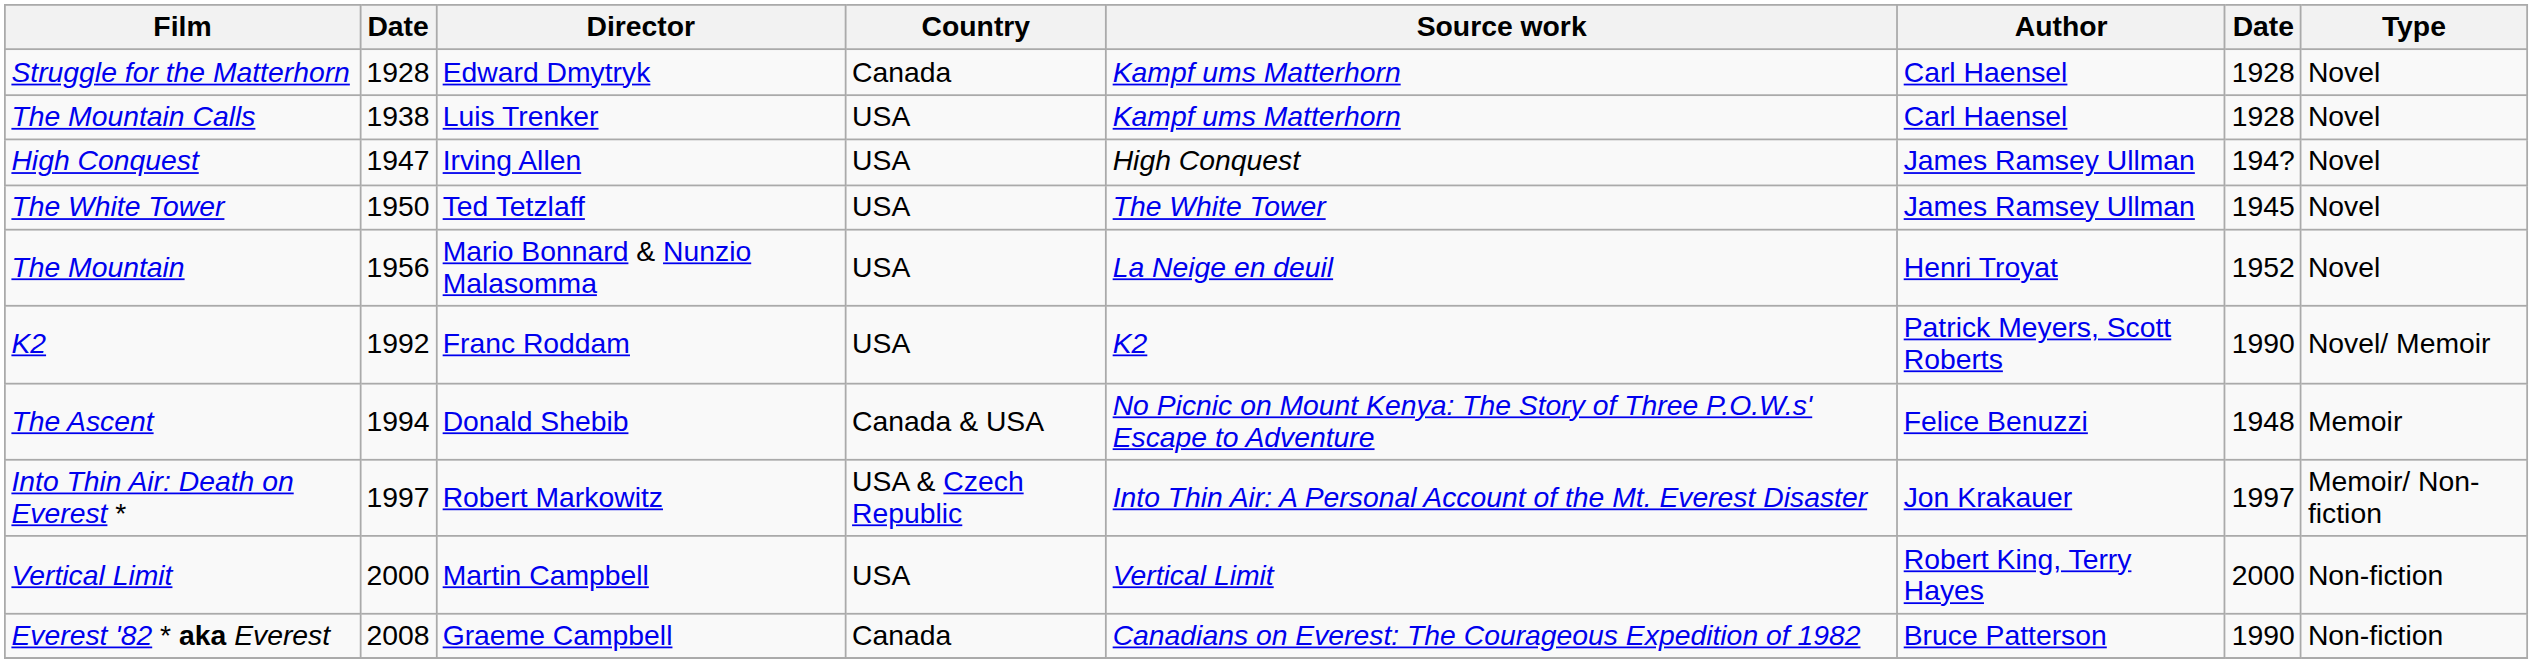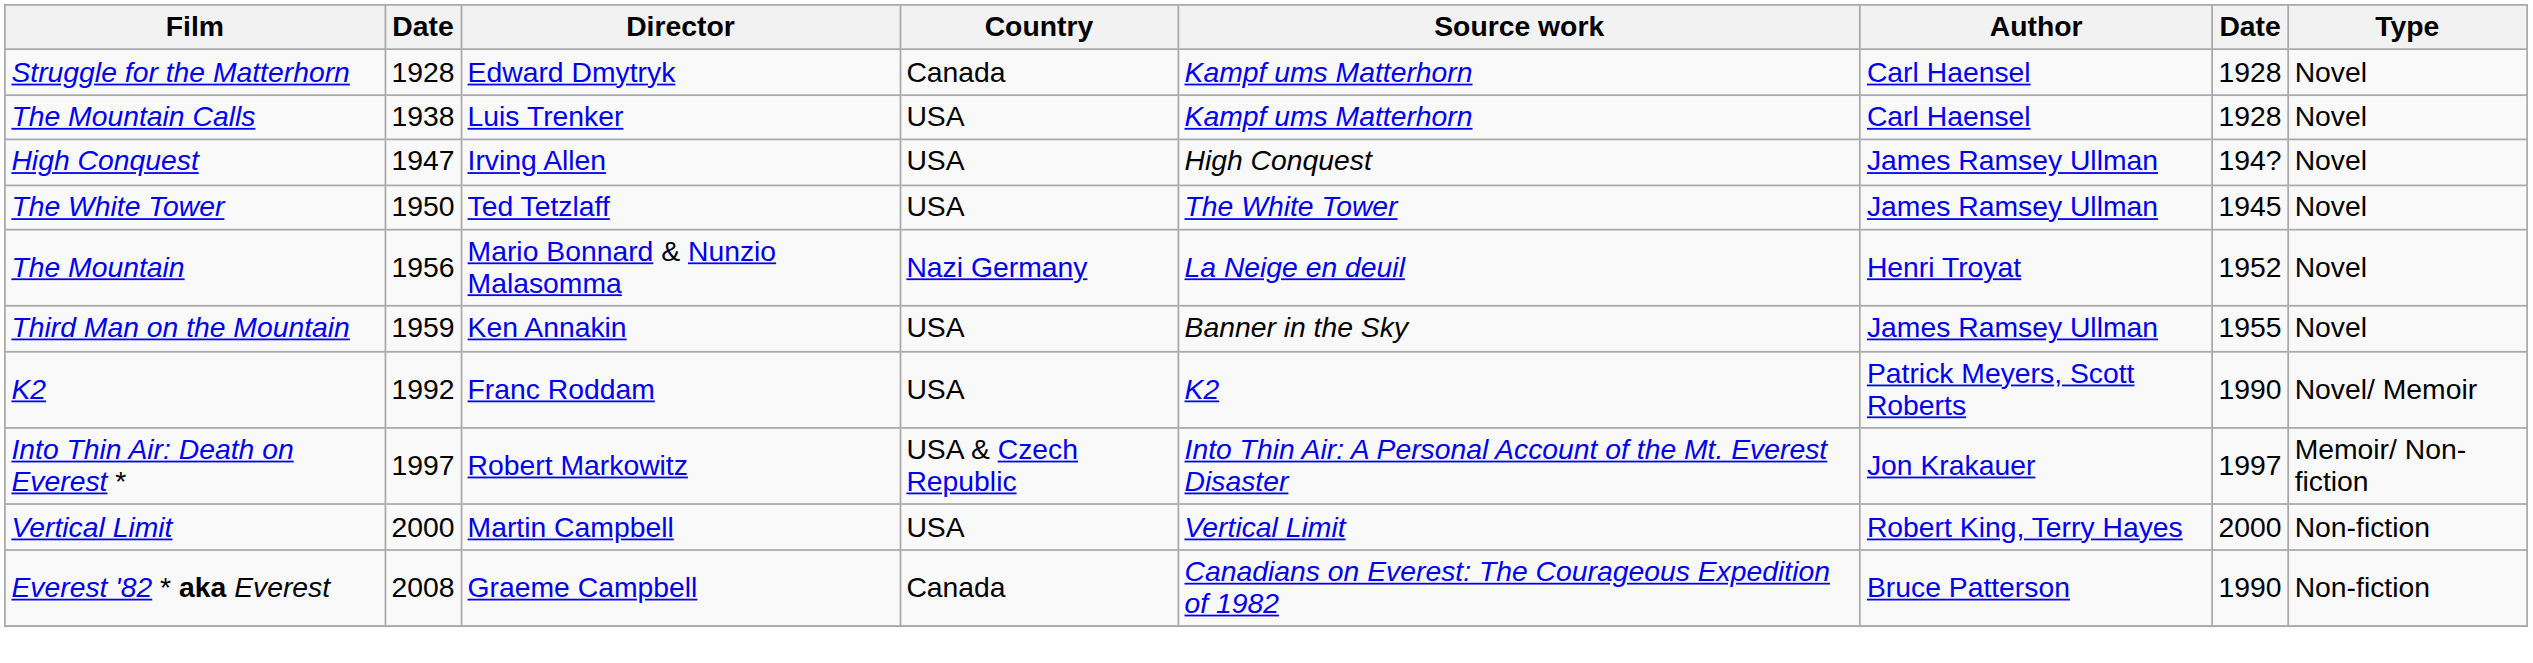(881, 267) USA -> (997, 267) Nazi Germany
+ row: (181, 328)
- row: (83, 421)
